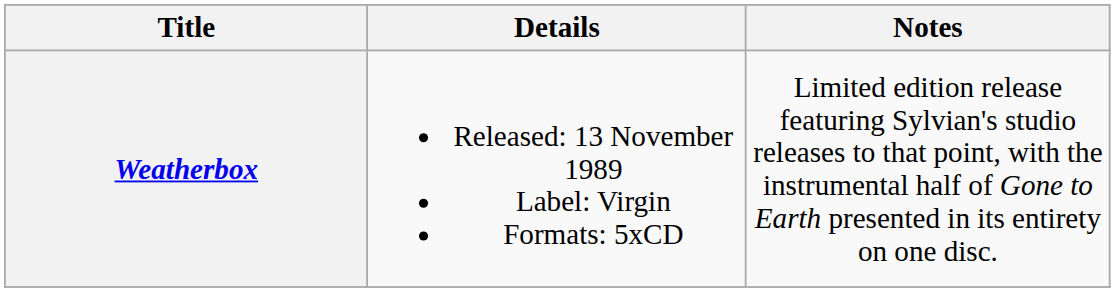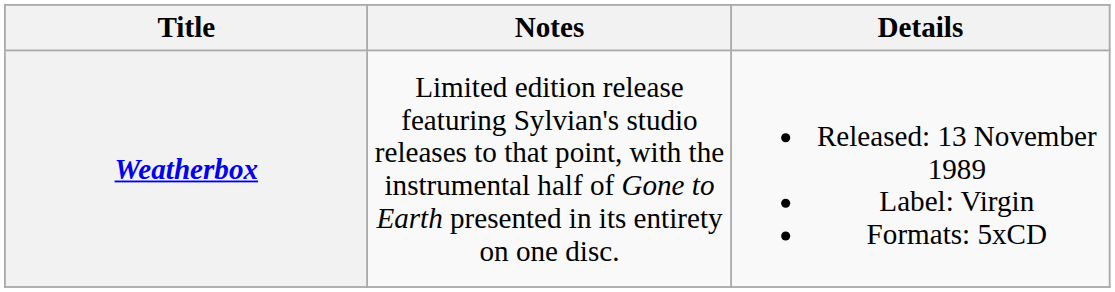columns swapped: (557, 27) <-> (928, 27)
